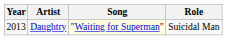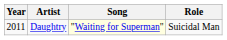(16, 27) 2013 -> (16, 27) 2011
